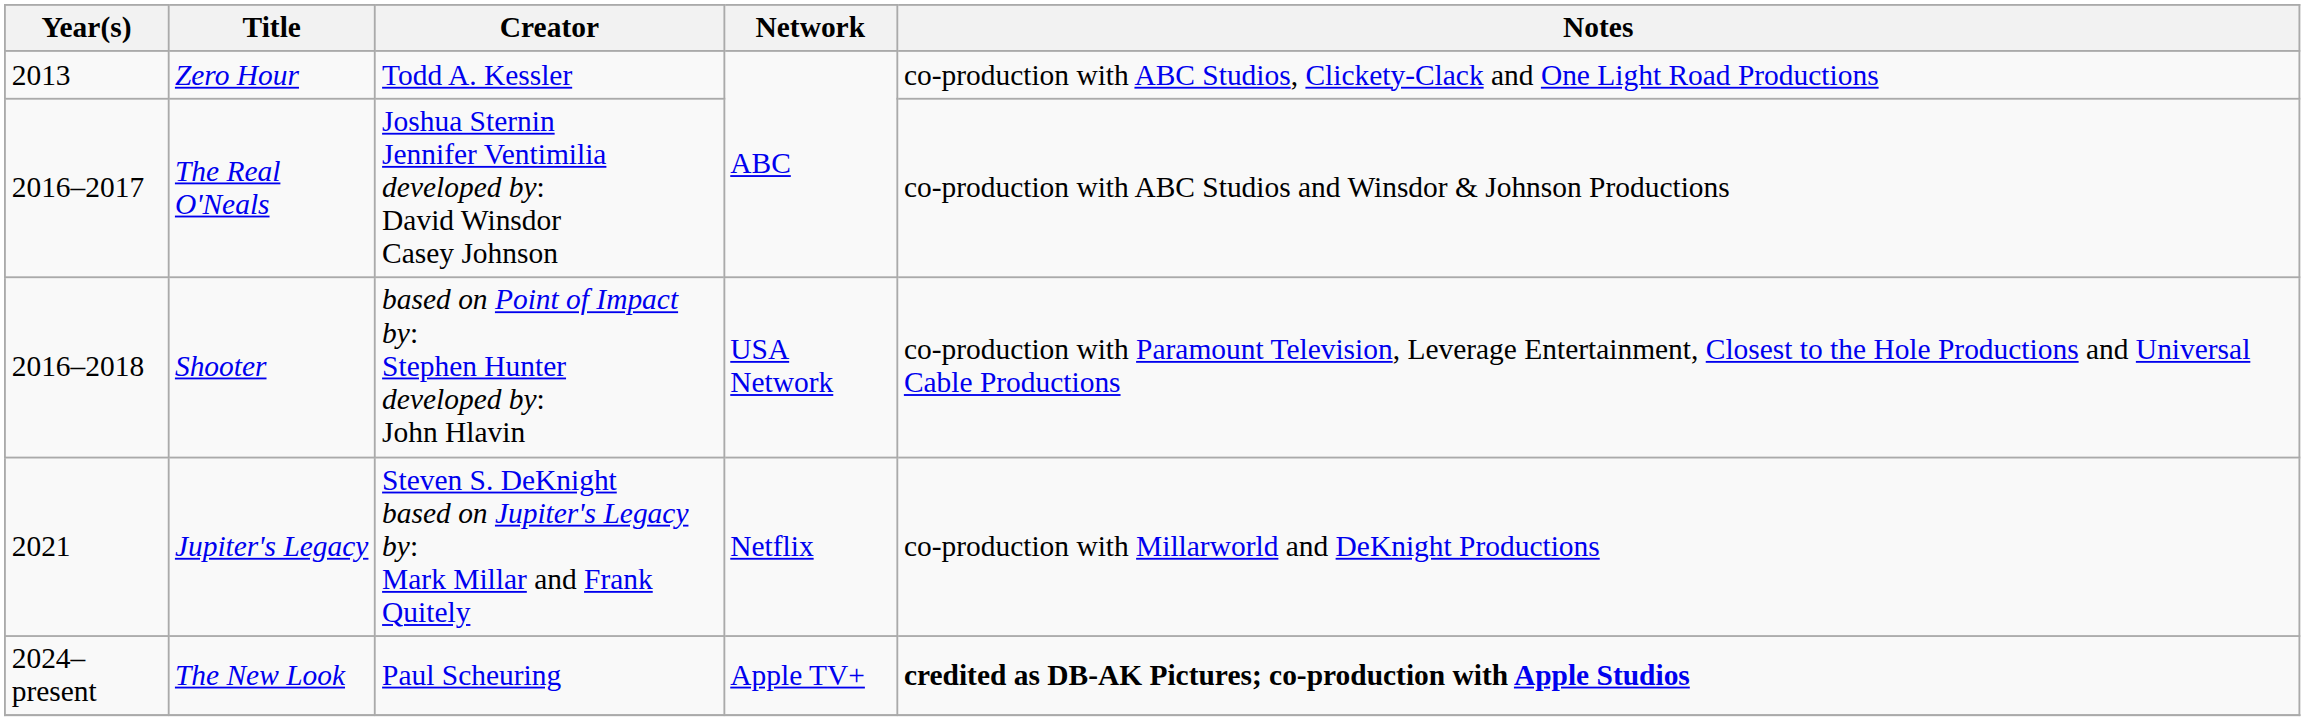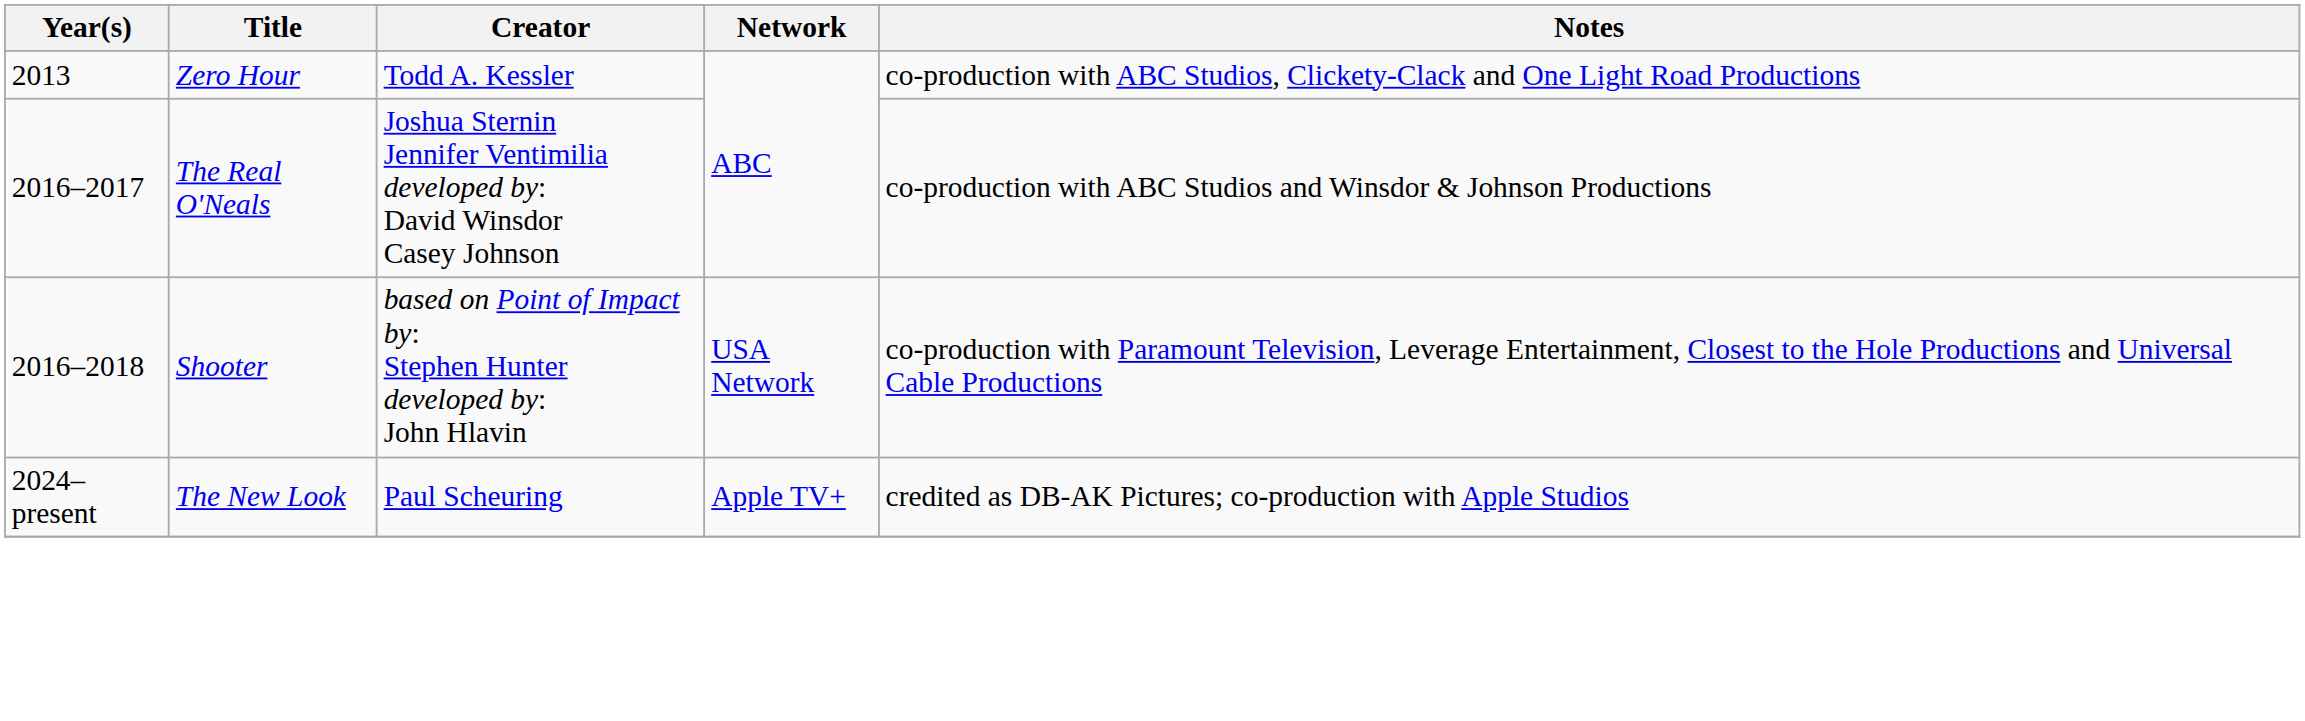- row: (272, 545)
(1297, 675) bold -> (1257, 496) normal
